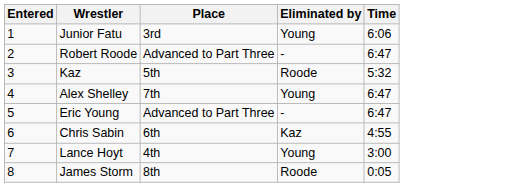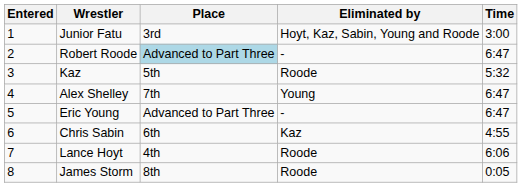(298, 34) Young -> (380, 34) Hoyt, Kaz, Sabin, Young and Roode
(379, 34) 6:06 -> (497, 34) 3:00
(209, 53) no background -> (209, 53) lightblue background
(298, 152) Young -> (299, 152) Roode
(379, 152) 3:00 -> (497, 152) 6:06
